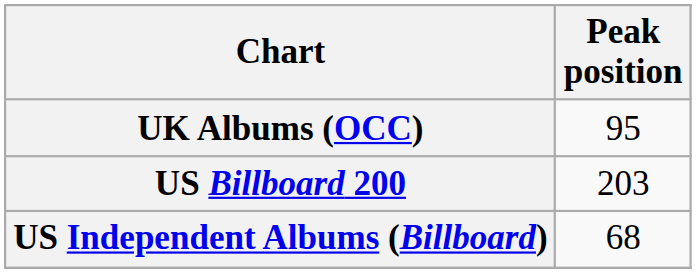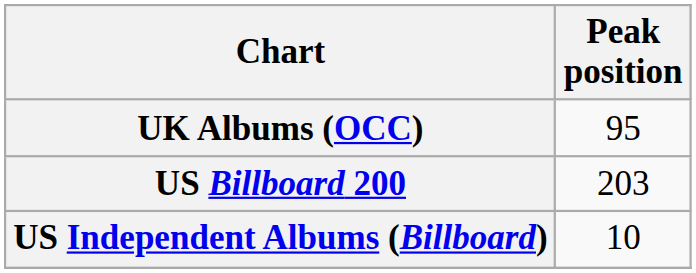(623, 238) 68 -> (623, 238) 10
